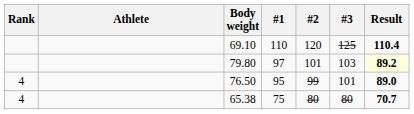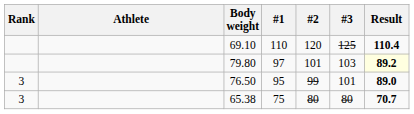(21, 81) 4 -> (21, 81) 3
(21, 99) 4 -> (21, 99) 3
